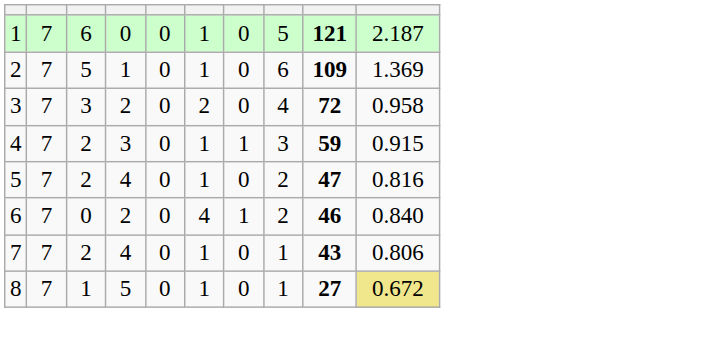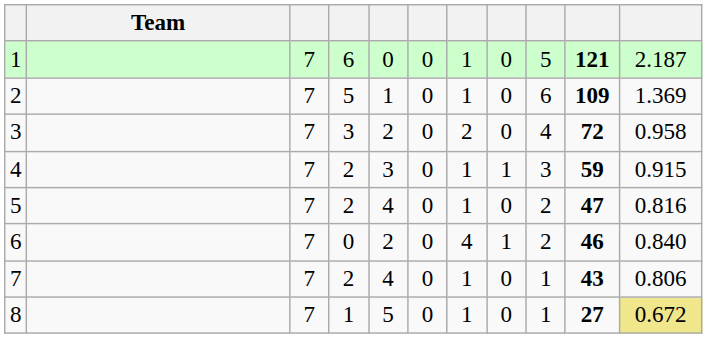+ column: (158, 22)
